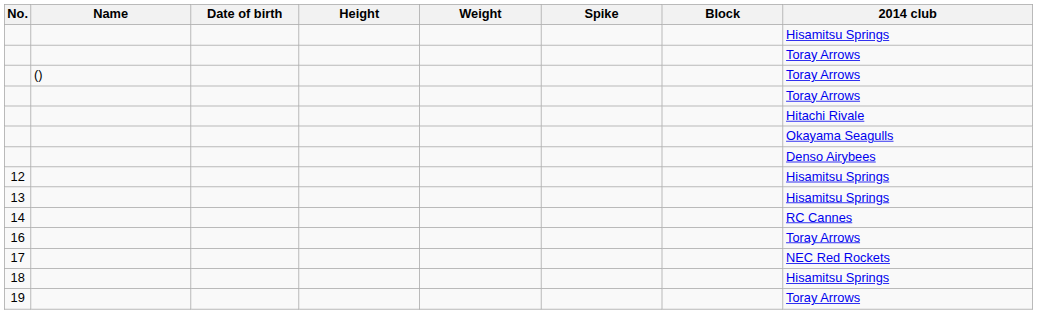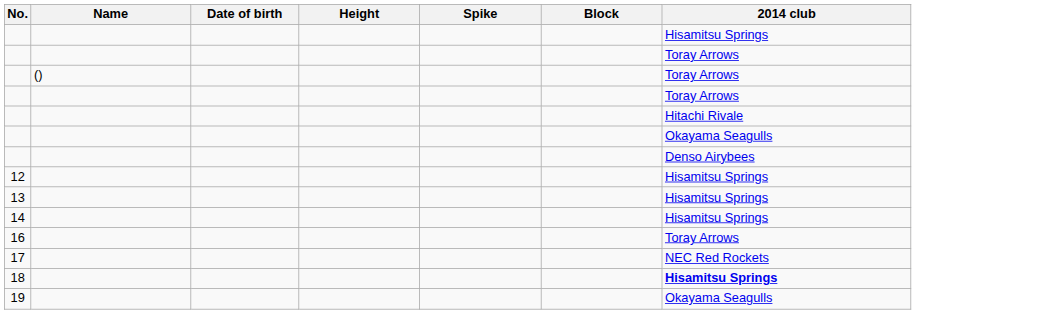- column: (480, 14)
(819, 217) RC Cannes -> (717, 217) Hisamitsu Springs
(838, 278) normal -> (721, 278) bold
(823, 298) Toray Arrows -> (719, 298) Okayama Seagulls
